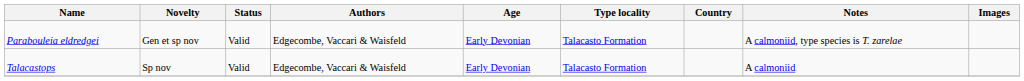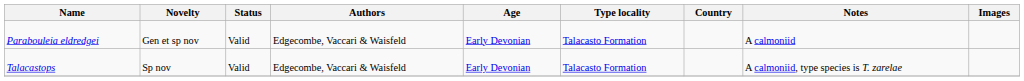(823, 40) A calmoniid, type species is T. zarelae -> (770, 40) A calmoniid
(770, 68) A calmoniid -> (823, 68) A calmoniid, type species is T. zarelae
